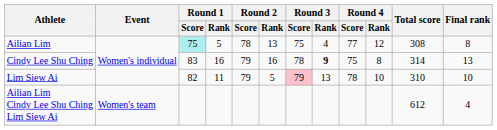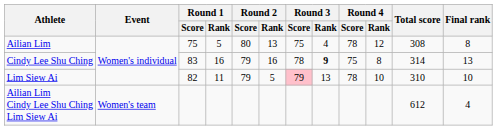(192, 44) paleturquoise background -> (192, 44) no background
(246, 44) 78 -> (246, 44) 80
(352, 44) 77 -> (352, 44) 78
